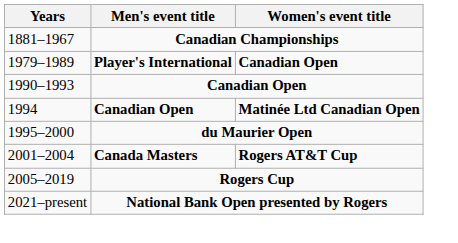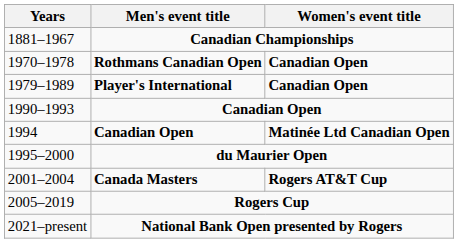+ row: (41, 62)
